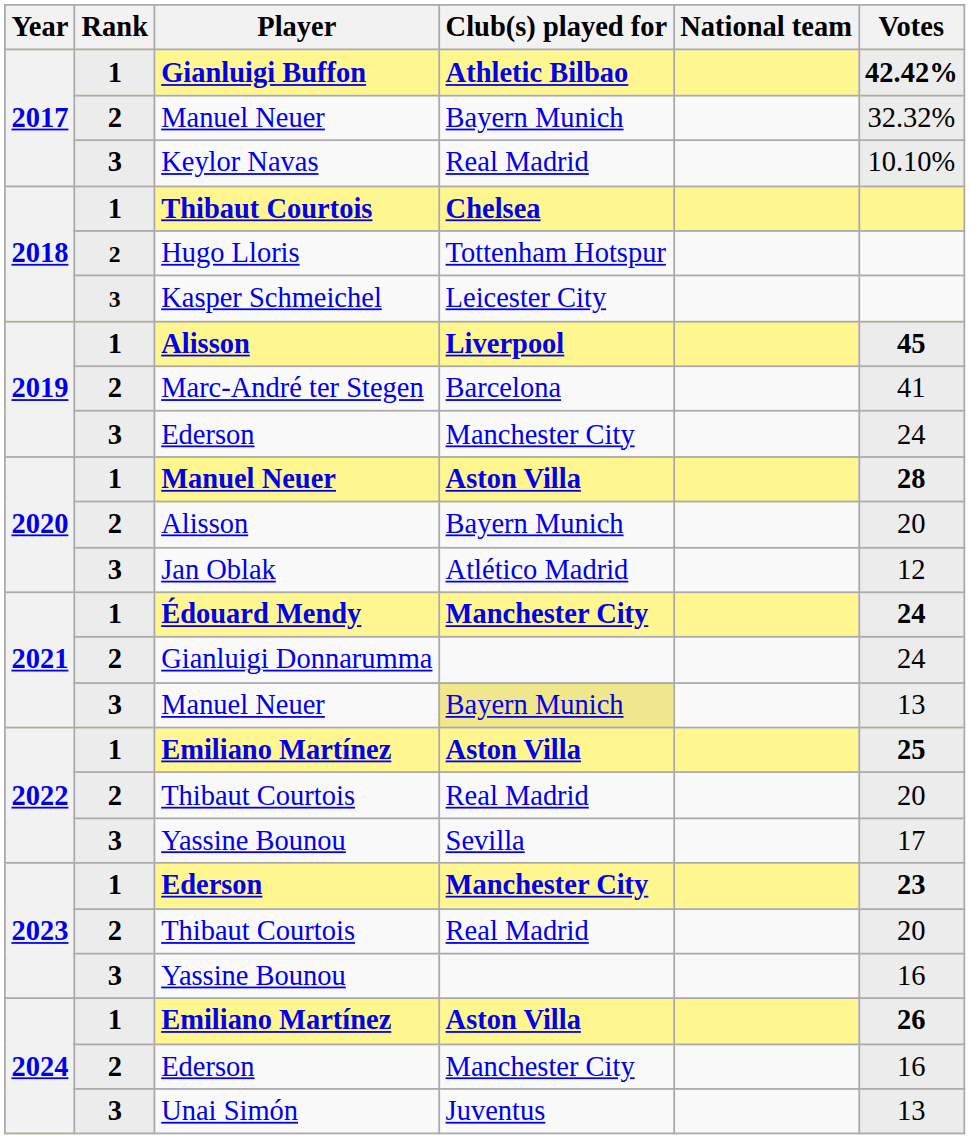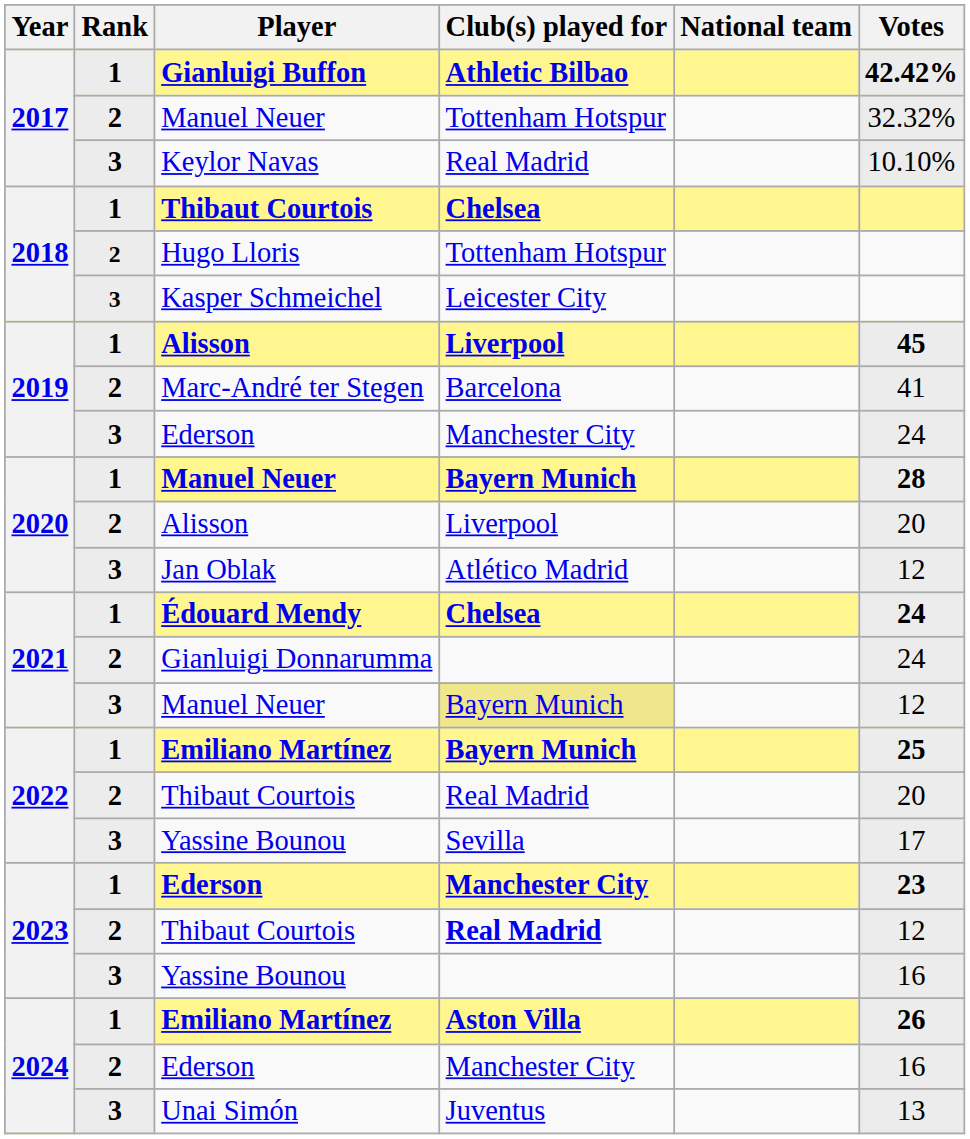(535, 117) Bayern Munich -> (556, 117) Tottenham Hotspur
(513, 478) Aston Villa -> (541, 478) Bayern Munich
(535, 523) Bayern Munich -> (502, 523) Liverpool
(547, 614) Manchester City -> (493, 614) Chelsea
(911, 704) 13 -> (911, 704) 12
(513, 749) Aston Villa -> (541, 749) Bayern Munich
(517, 930) normal -> (524, 930) bold
(911, 930) 20 -> (911, 930) 12
